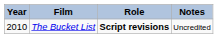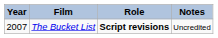(17, 27) 2010 -> (17, 27) 2007
